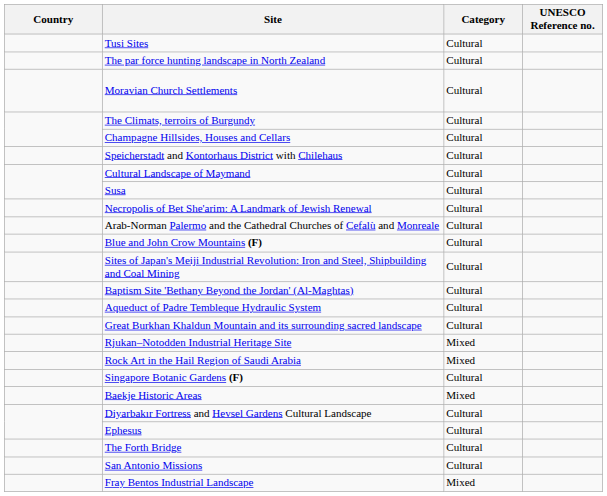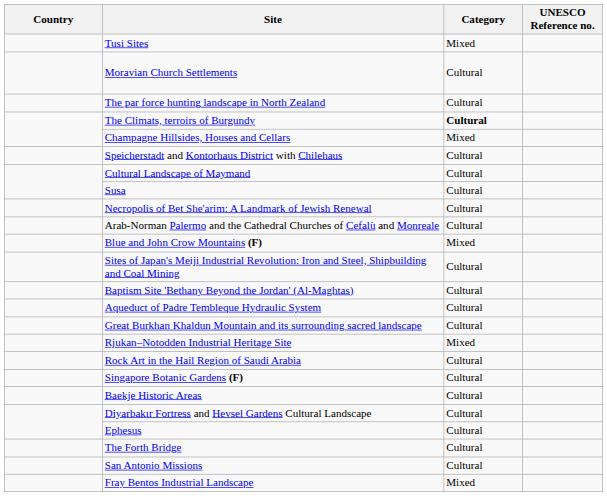(464, 43) Cultural -> (461, 43) Mixed
rows swapped: (171, 90) <-> (215, 60)
(464, 120) normal -> (467, 120) bold
(464, 138) Cultural -> (461, 138) Mixed
(464, 243) Cultural -> (461, 243) Mixed
(461, 360) Mixed -> (464, 360) Cultural
(461, 395) Mixed -> (464, 395) Cultural
